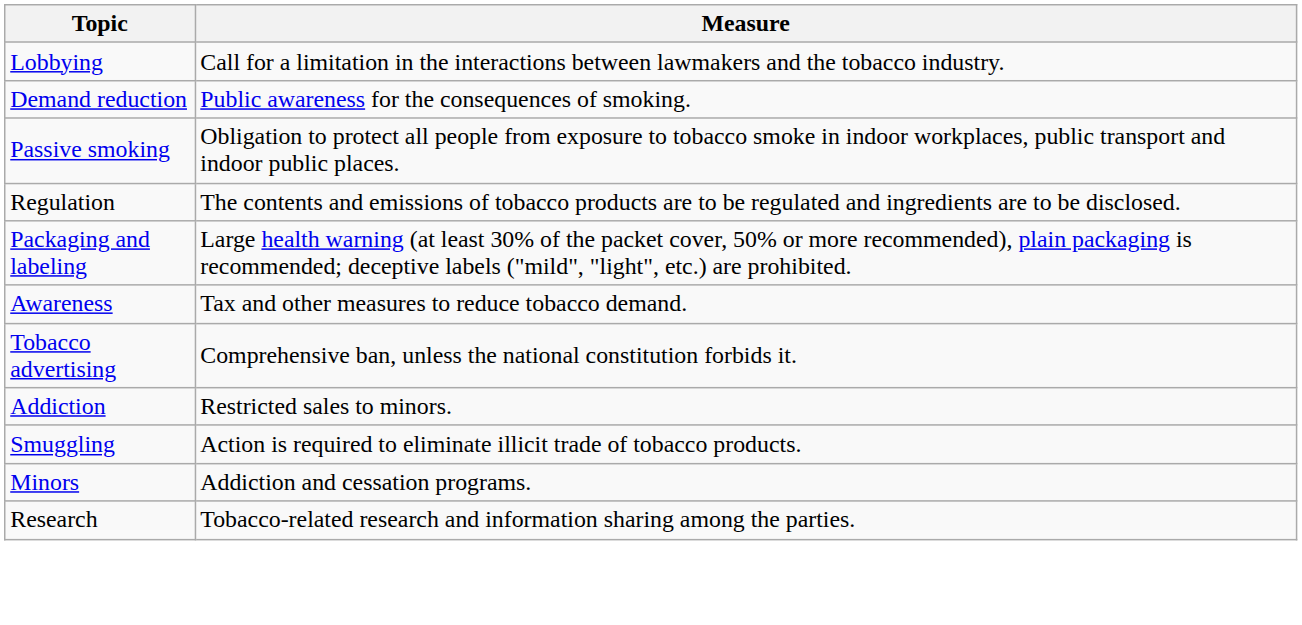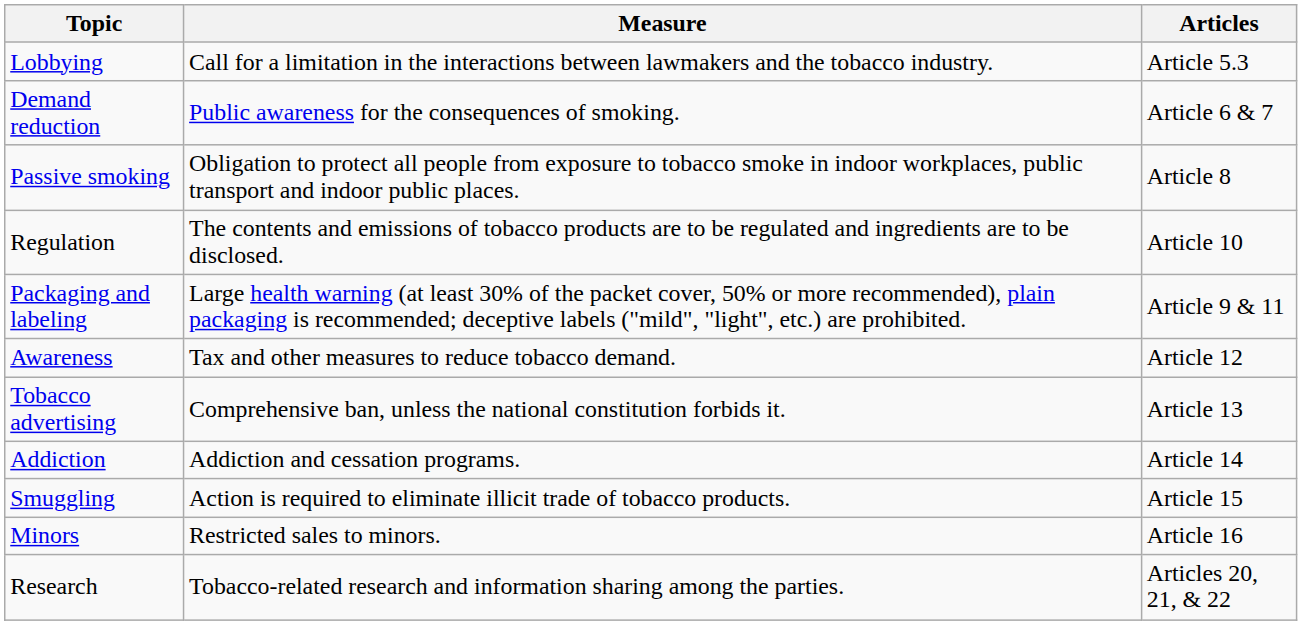+ column: (1219, 23)
(326, 406) Restricted sales to minors. -> (355, 459) Addiction and cessation programs.
(366, 481) Addiction and cessation programs. -> (315, 535) Restricted sales to minors.
